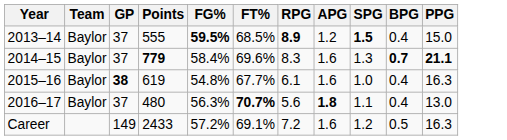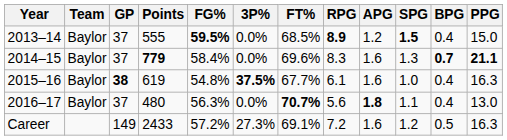+ column: (255, 15)
